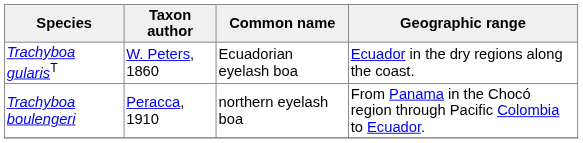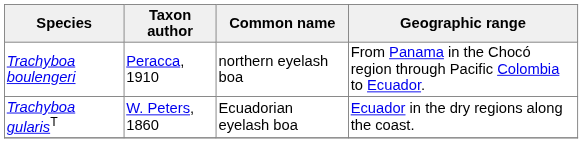rows swapped: (41, 111) <-> (41, 63)
